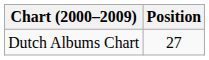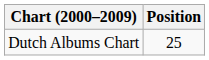(174, 42) 27 -> (174, 42) 25
